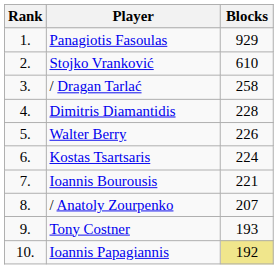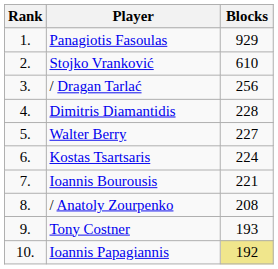(247, 87) 258 -> (247, 87) 256
(247, 134) 226 -> (247, 134) 227
(247, 205) 207 -> (247, 205) 208
